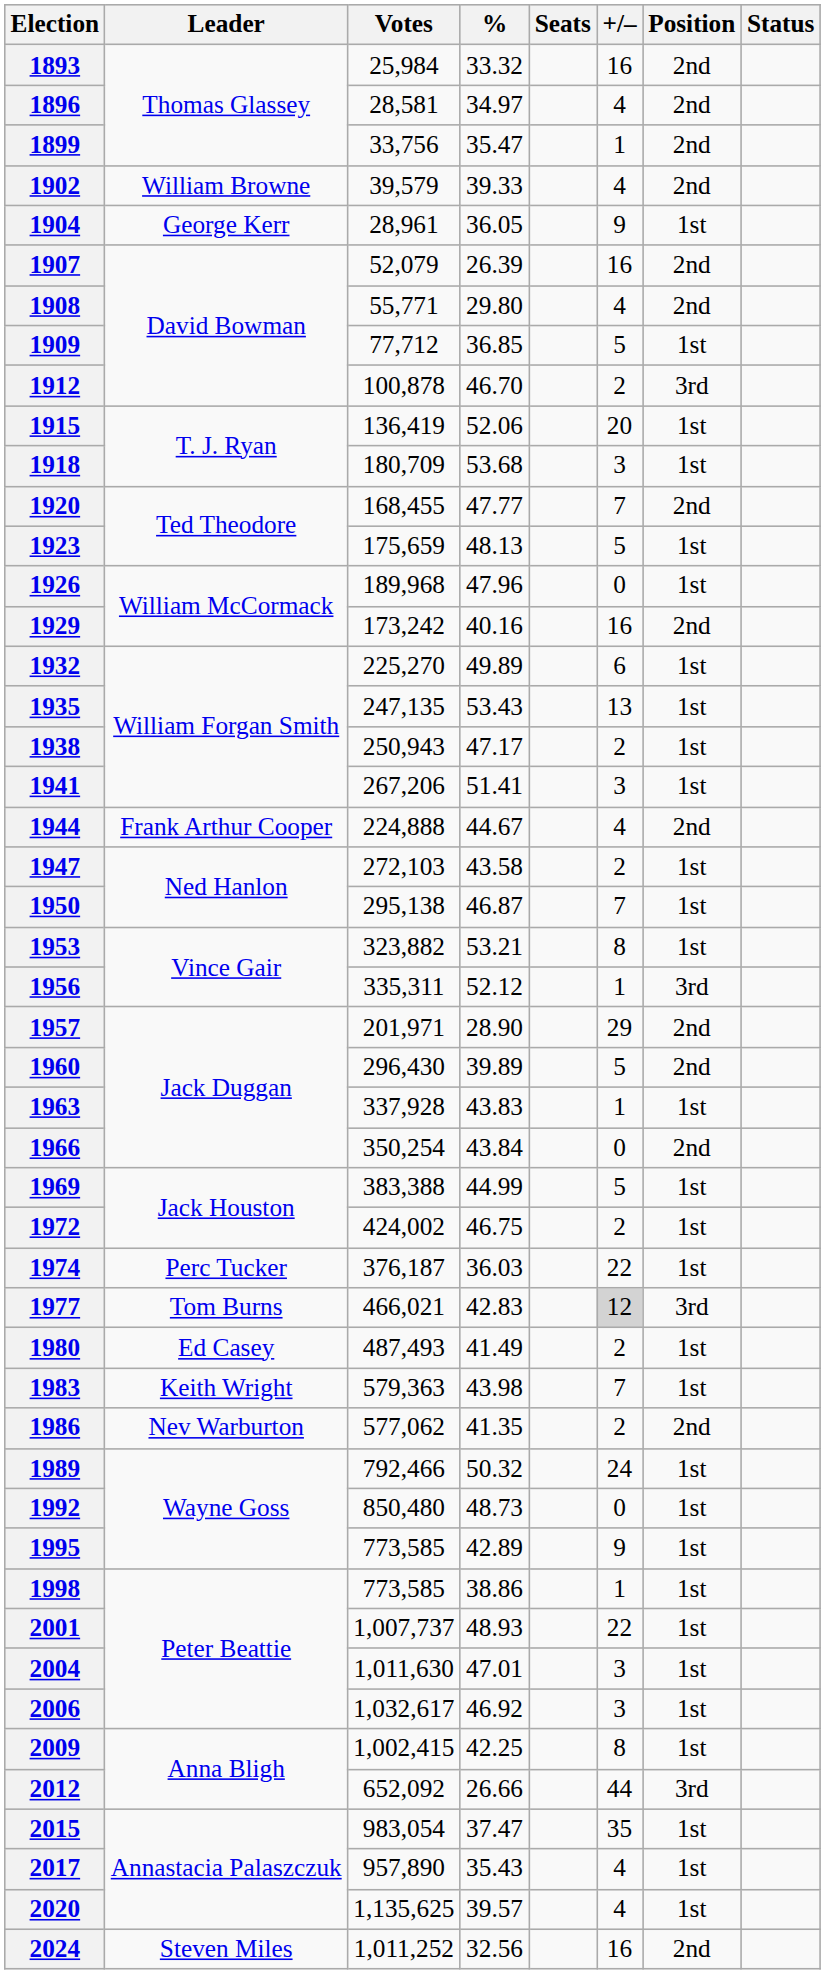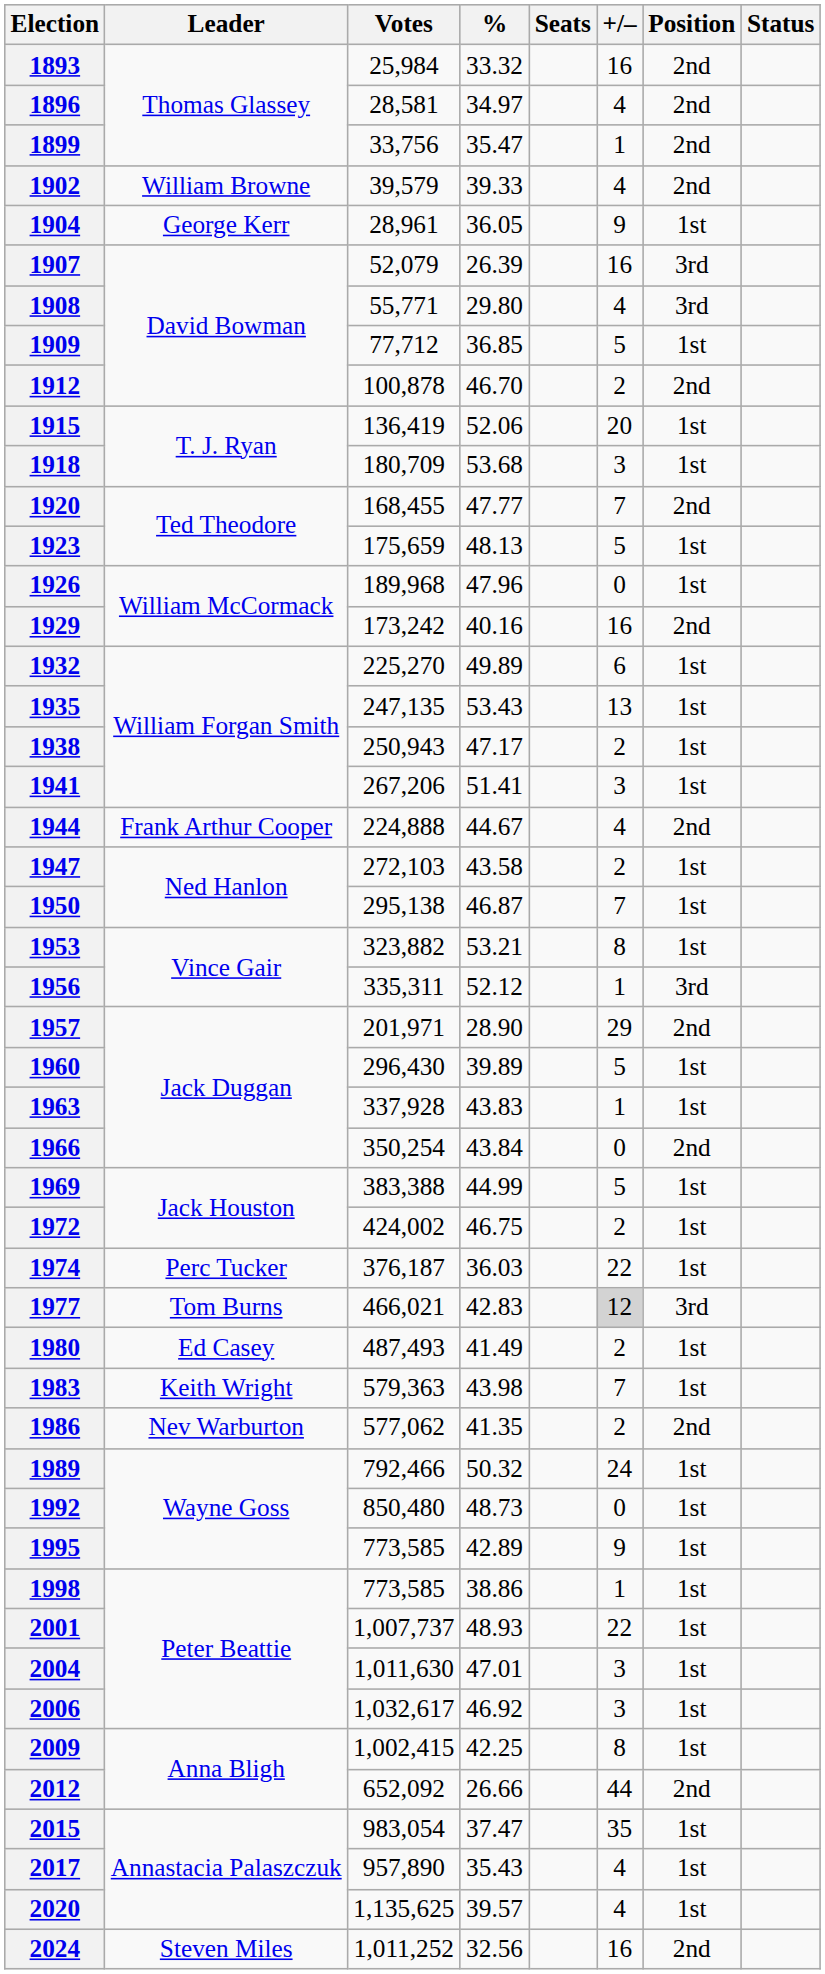(692, 265) 2nd -> (692, 265) 3rd
(692, 305) 2nd -> (692, 305) 3rd
(692, 385) 3rd -> (692, 385) 2nd
(692, 1066) 2nd -> (692, 1066) 1st
(692, 1788) 3rd -> (692, 1788) 2nd
